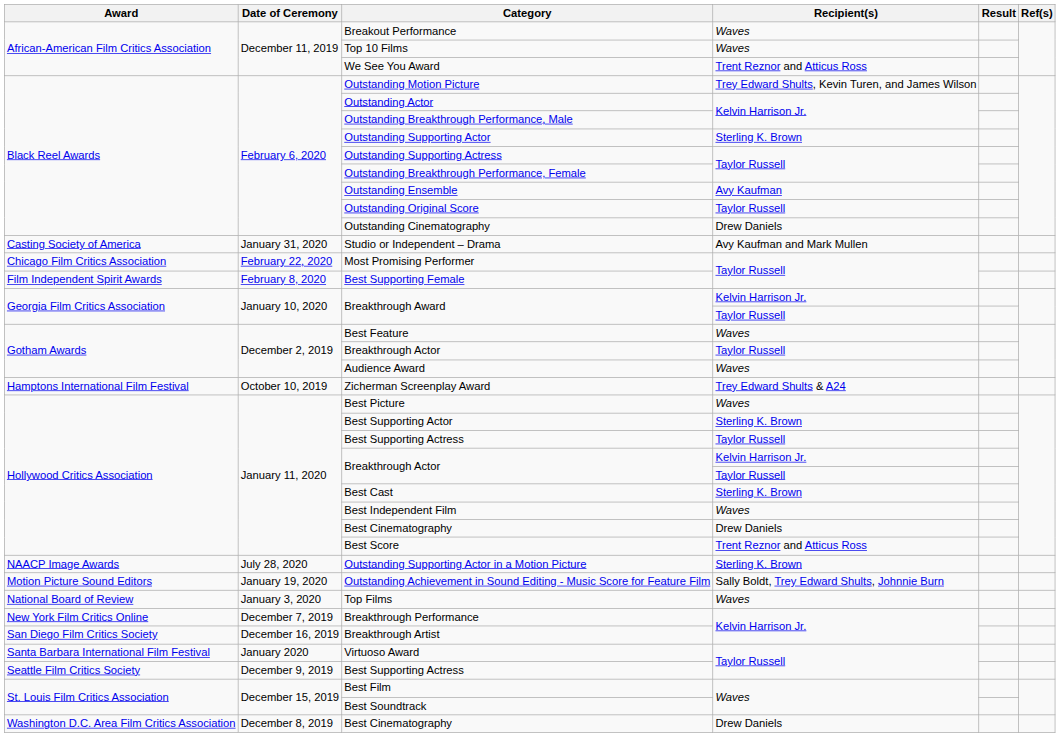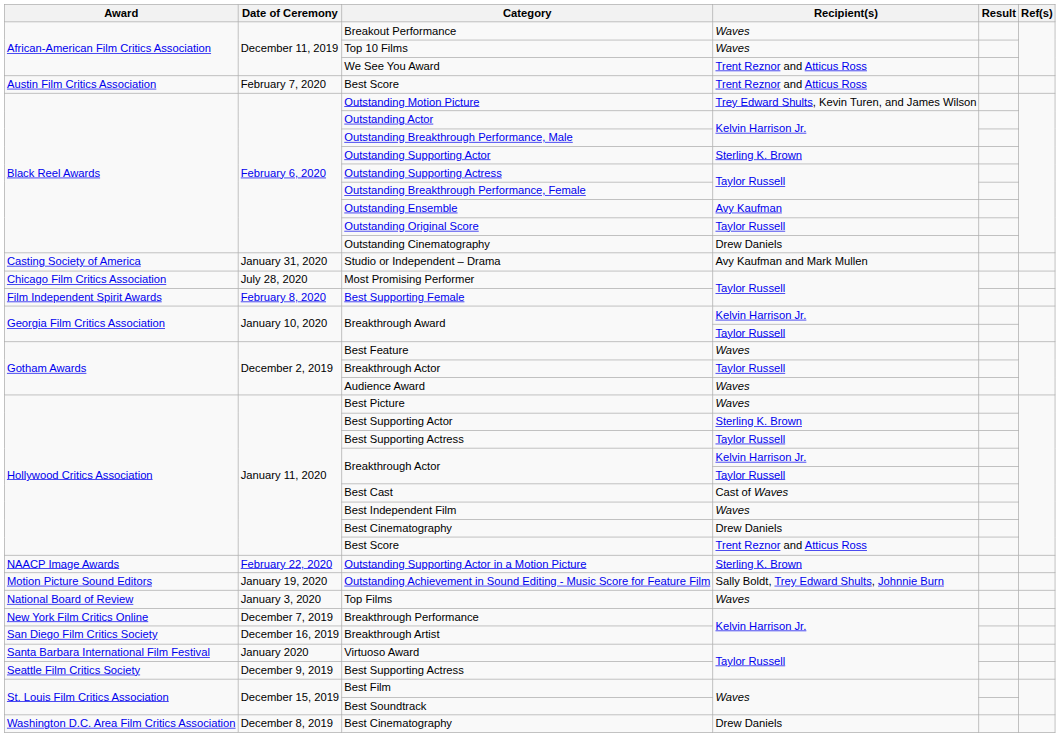+ row: (82, 84)
(286, 262) February 22, 2020 -> (274, 279) July 28, 2020
- row: (98, 386)
(759, 492) Sterling K. Brown -> (752, 492) Cast of Waves
(274, 564) July 28, 2020 -> (286, 564) February 22, 2020
